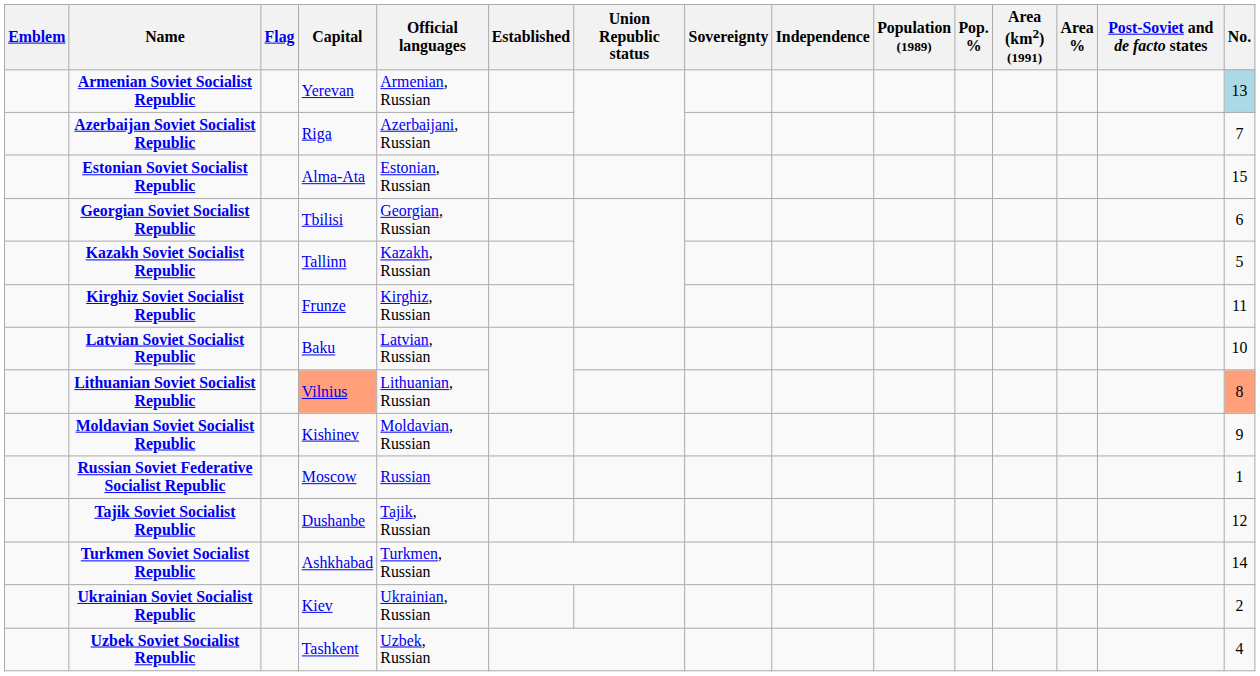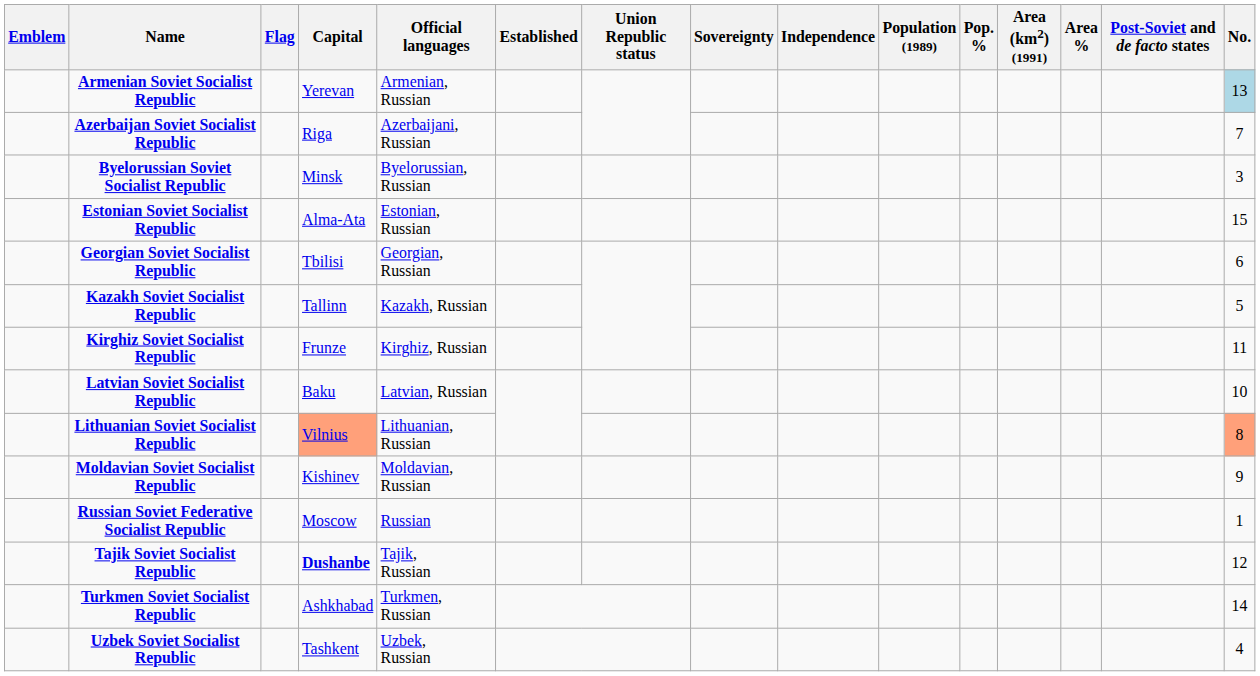+ row: (165, 176)
(333, 520) normal -> (336, 563) bold
- row: (165, 606)
